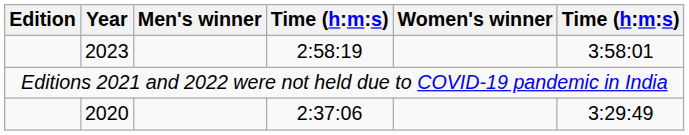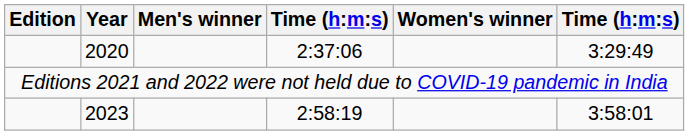rows swapped: (107, 113) <-> (107, 51)
